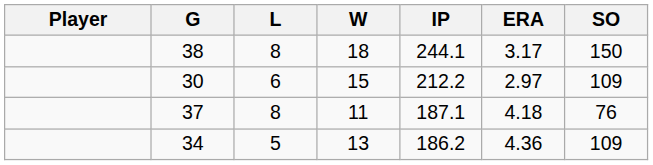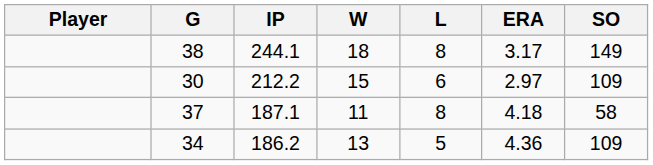columns swapped: (441, 19) <-> (275, 19)
(606, 50) 150 -> (606, 50) 149
(606, 112) 76 -> (606, 112) 58
